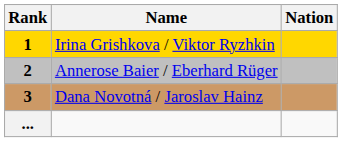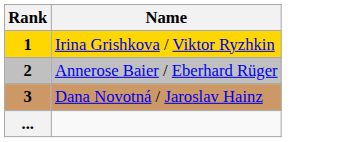- column: (309, 17)
